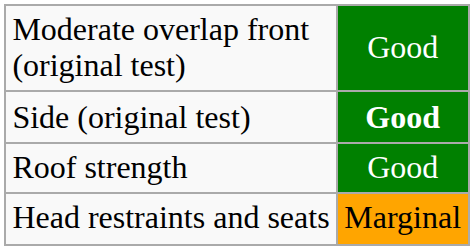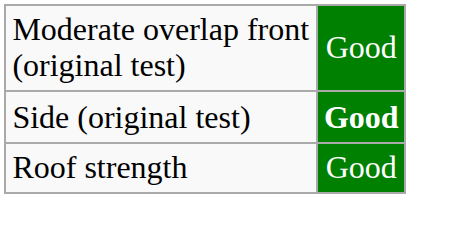- row: (171, 218)
